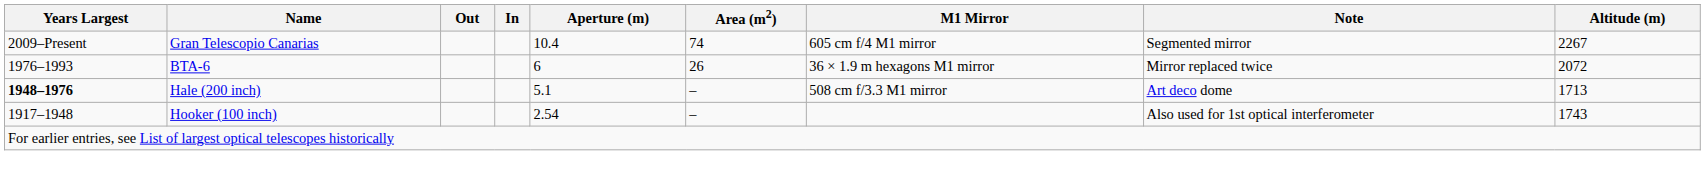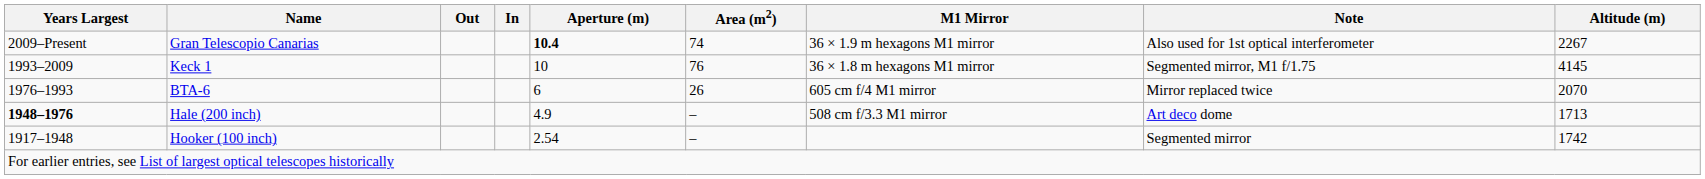(546, 43) normal -> (546, 43) bold
(873, 43) 605 cm f/4 M1 mirror -> (902, 43) 36 × 1.9 m hexagons M1 mirror
(1199, 43) Segmented mirror -> (1260, 43) Also used for 1st optical interferometer
+ row: (191, 67)
(902, 67) 36 × 1.9 m hexagons M1 mirror -> (873, 90) 605 cm f/4 M1 mirror
(1573, 67) 2072 -> (1573, 90) 2070
(542, 90) 5.1 -> (542, 114) 4.9
(1260, 114) Also used for 1st optical interferometer -> (1199, 138) Segmented mirror
(1573, 114) 1743 -> (1573, 138) 1742
